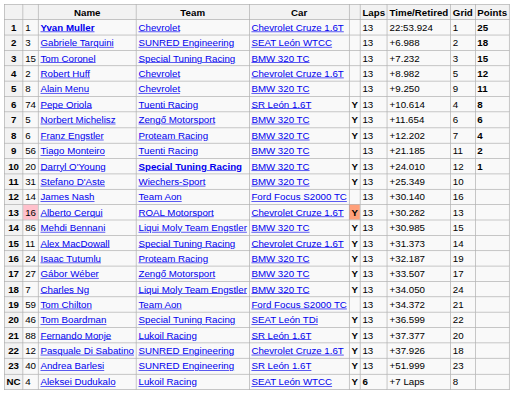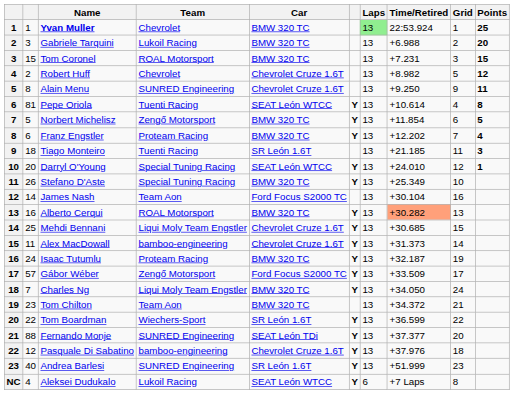(298, 28) Chevrolet Cruze 1.6T -> (280, 28) BMW 320 TC
(368, 28) no background -> (368, 28) lightgreen background
(186, 43) SUNRED Engineering -> (168, 43) Lukoil Racing
(292, 43) SEAT León WTCC -> (280, 43) BMW 320 TC
(483, 43) 18 -> (483, 43) 20
(187, 58) Special Tuning Racing -> (176, 58) ROAL Motorsport
(405, 58) +7.232 -> (405, 58) +7.231
(159, 89) Chevrolet -> (186, 89) SUNRED Engineering
(280, 89) BMW 320 TC -> (298, 89) Chevrolet Cruze 1.6T
(31, 105) 74 -> (31, 105) 81
(281, 105) SR León 1.6T -> (292, 105) SEAT León WTCC
(407, 120) +11.654 -> (407, 120) +11.854
(480, 120) 6 -> (480, 120) 5
(31, 151) 56 -> (31, 151) 18
(280, 151) BMW 320 TC -> (281, 151) SR León 1.6T
(480, 151) 2 -> (480, 151) 3
(190, 166) bold -> (187, 166) normal
(280, 166) BMW 320 TC -> (292, 166) SEAT León WTCC
(31, 182) 31 -> (31, 182) 26
(172, 182) Wiechers-Sport -> (187, 182) Special Tuning Racing
(407, 197) +30.140 -> (407, 197) +30.104
(31, 212) pink background -> (31, 212) no background
(298, 212) Chevrolet Cruze 1.6T -> (280, 212) BMW 320 TC
(355, 212) lightsalmon background -> (355, 212) no background
(407, 212) no background -> (407, 212) lightsalmon background
(31, 228) 86 -> (31, 228) 25
(280, 228) BMW 320 TC -> (298, 228) Chevrolet Cruze 1.6T
(407, 228) +30.985 -> (407, 228) +30.685
(187, 243) Special Tuning Racing -> (183, 243) bamboo-engineering
(31, 274) 27 -> (31, 274) 57
(280, 274) BMW 320 TC -> (299, 274) Ford Focus S2000 TC
(407, 274) +33.507 -> (407, 274) +33.509
(31, 305) 59 -> (31, 305) 23
(299, 305) Ford Focus S2000 TC -> (280, 305) BMW 320 TC
(31, 320) 46 -> (31, 320) 22
(187, 320) Special Tuning Racing -> (172, 320) Wiechers-Sport
(285, 320) SEAT León TDi -> (281, 320) SR León 1.6T
(168, 336) Lukoil Racing -> (186, 336) SUNRED Engineering
(281, 336) SR León 1.6T -> (285, 336) SEAT León TDi
(186, 351) SUNRED Engineering -> (183, 351) bamboo-engineering
(407, 351) +37.926 -> (407, 351) +37.976
(365, 382) bold -> (365, 382) normal
